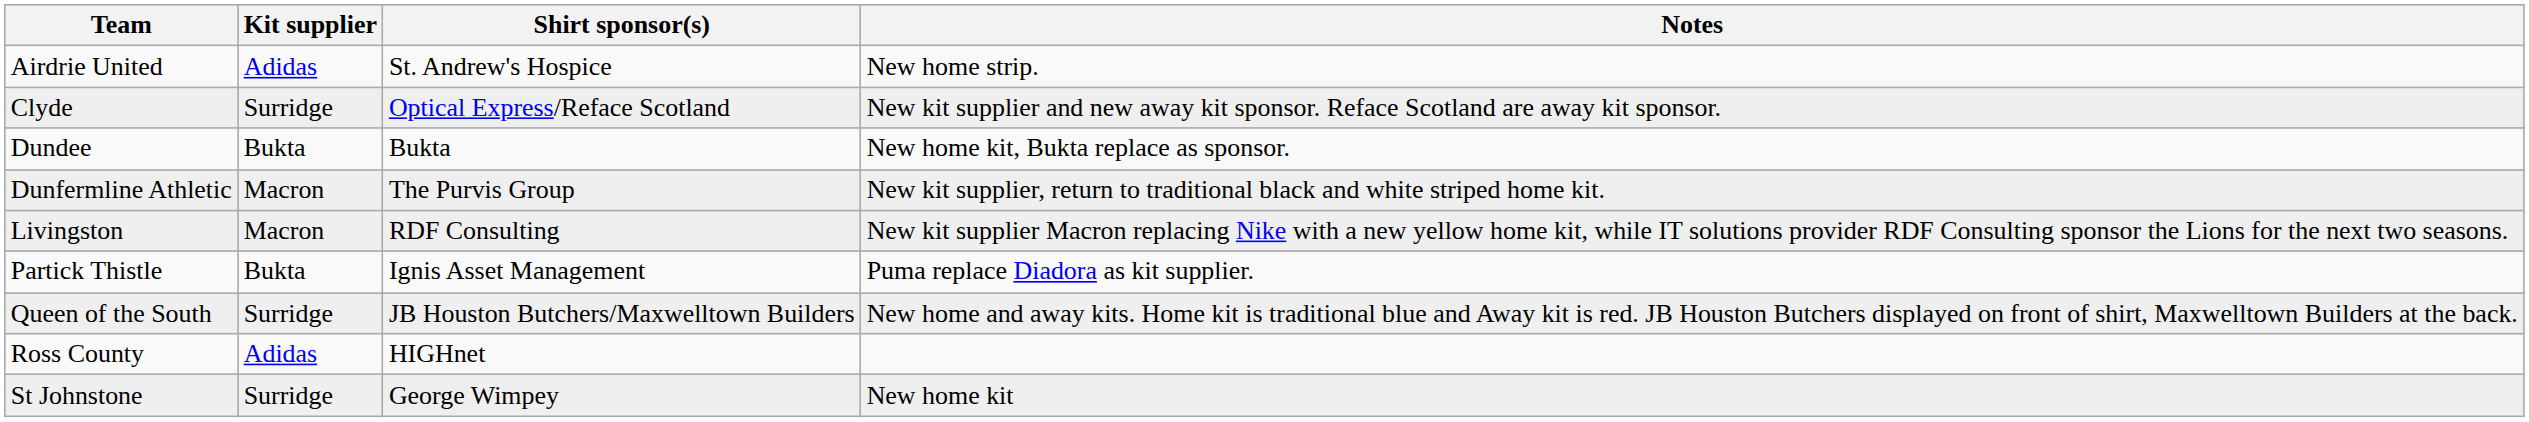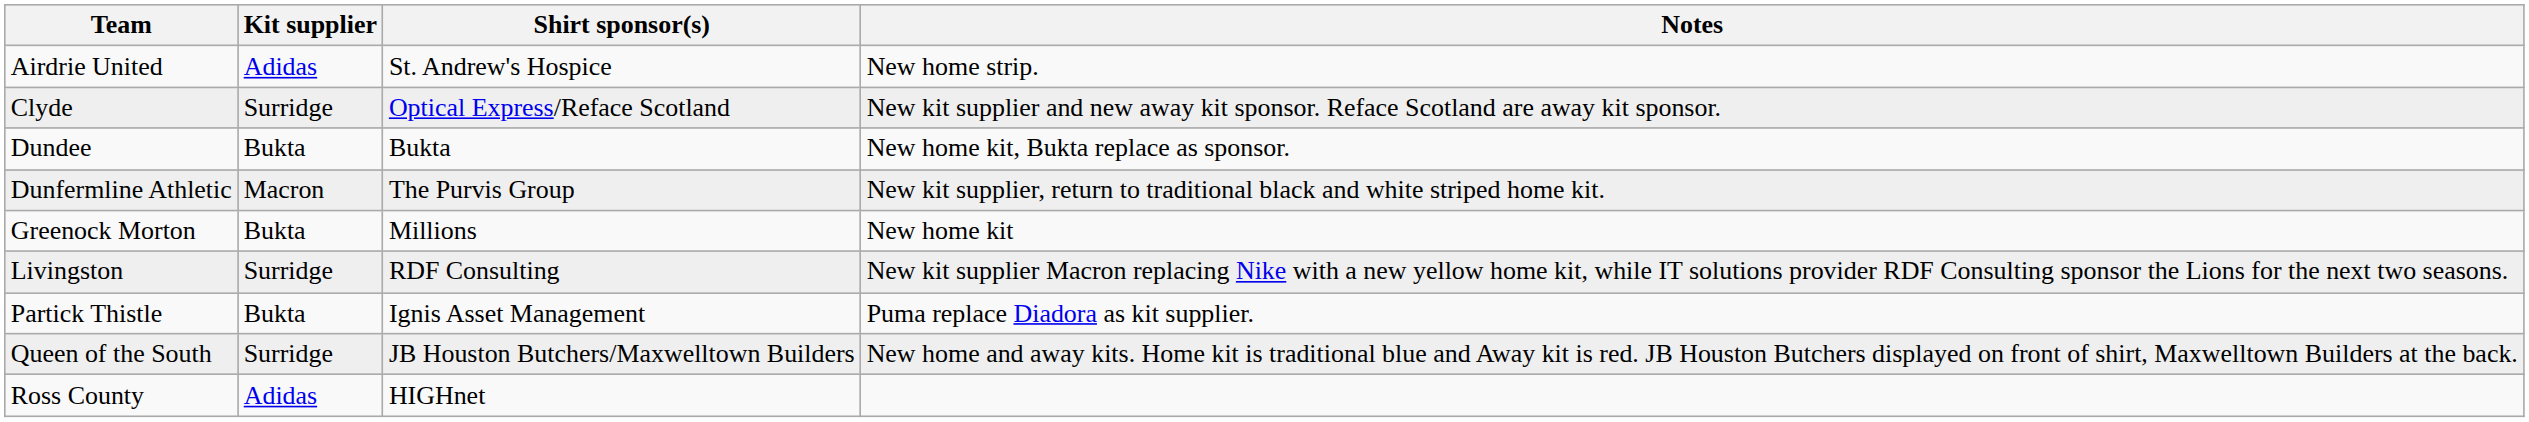+ row: (103, 230)
(284, 230) Macron -> (288, 271) Surridge
- row: (77, 395)
